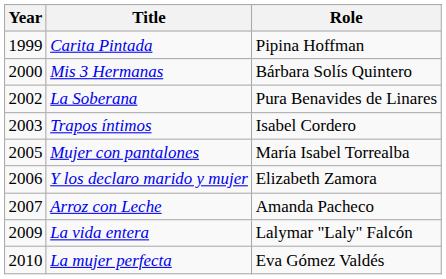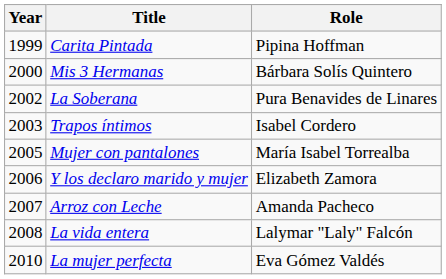(25, 233) 2009 -> (25, 233) 2008
